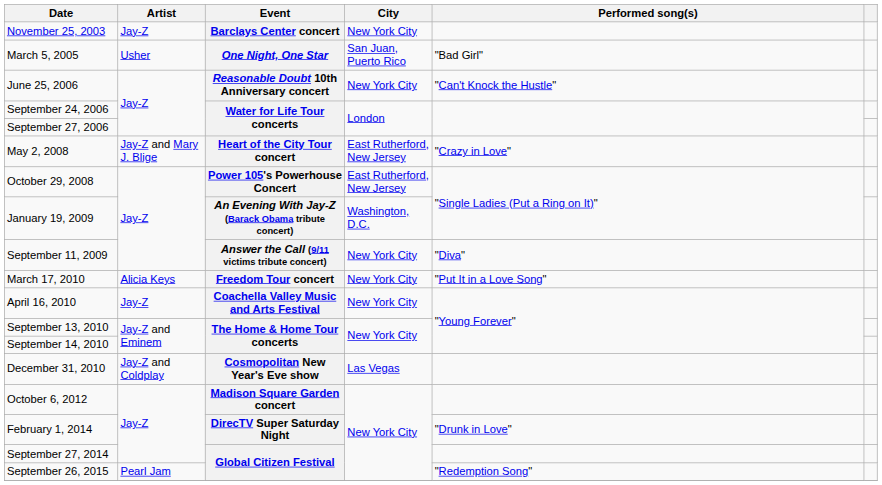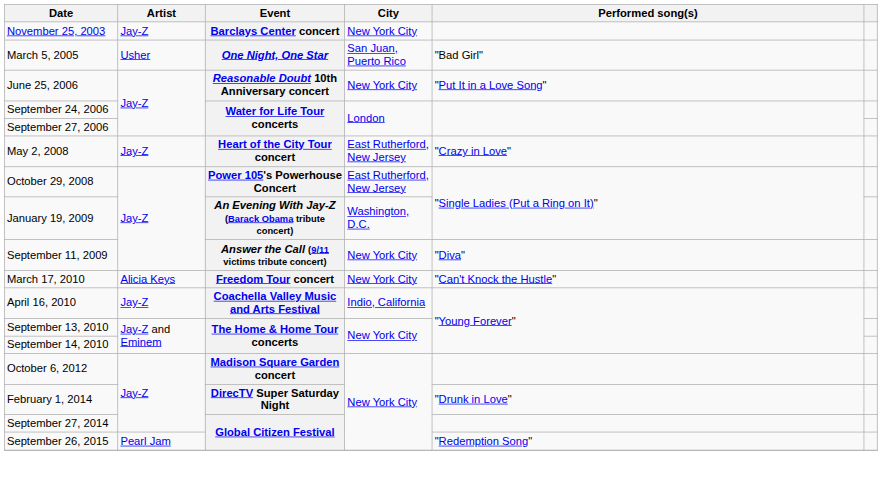(495, 85) "Can't Knock the Hustle" -> (491, 85) "Put It in a Love Song"
(159, 151) Jay-Z and Mary J. Blige -> (134, 151) Jay-Z
(491, 279) "Put It in a Love Song" -> (495, 279) "Can't Knock the Hustle"
(382, 303) New York City -> (386, 303) Indio, California
- row: (56, 369)
